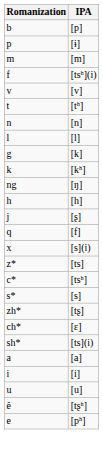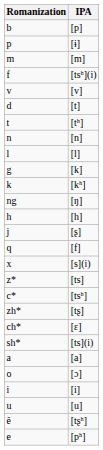+ row: (9, 106)
- row: (11, 295)
+ row: (9, 374)
